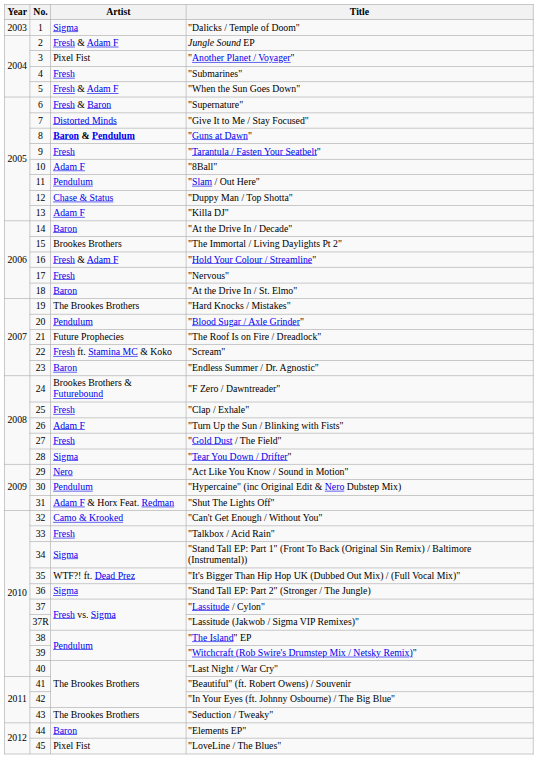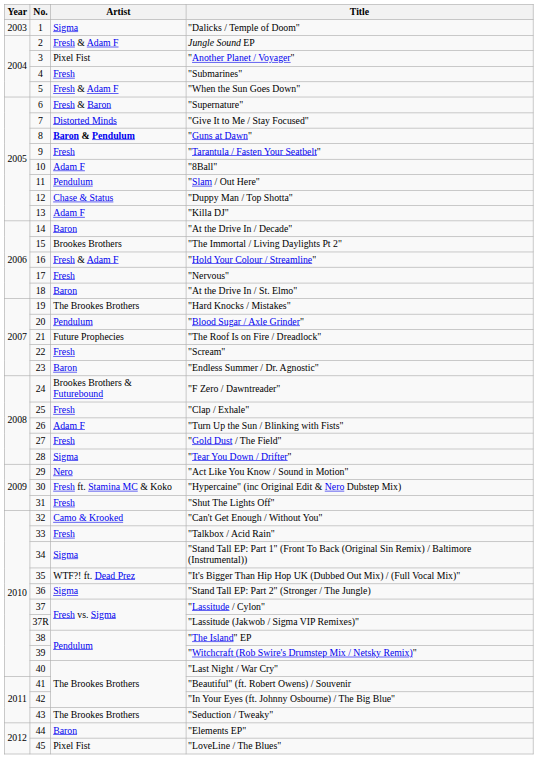(113, 352) Fresh ft. Stamina MC & Koko -> (64, 352) Fresh
(73, 487) Pendulum -> (113, 487) Fresh ft. Stamina MC & Koko
(114, 503) Adam F & Horx Feat. Redman -> (64, 503) Fresh
